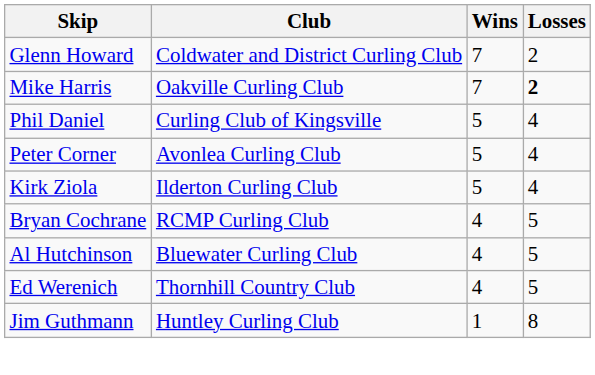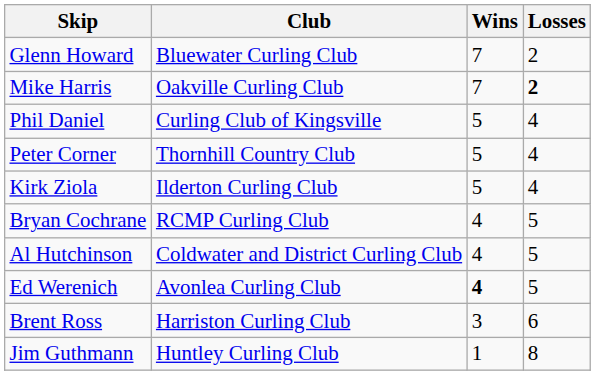(309, 54) Coldwater and District Curling Club -> (257, 54) Bluewater Curling Club
(248, 154) Avonlea Curling Club -> (255, 154) Thornhill Country Club
(257, 253) Bluewater Curling Club -> (309, 253) Coldwater and District Curling Club
(255, 287) Thornhill Country Club -> (248, 287) Avonlea Curling Club
(477, 287) normal -> (477, 287) bold
+ row: (56, 320)
